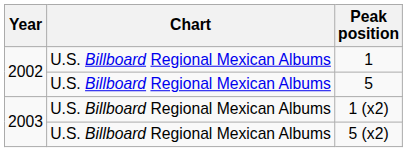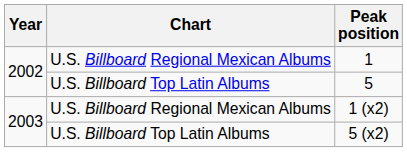(191, 84) U.S. Billboard Regional Mexican Albums -> (160, 84) U.S. Billboard Top Latin Albums
(191, 134) U.S. Billboard Regional Mexican Albums -> (160, 134) U.S. Billboard Top Latin Albums
